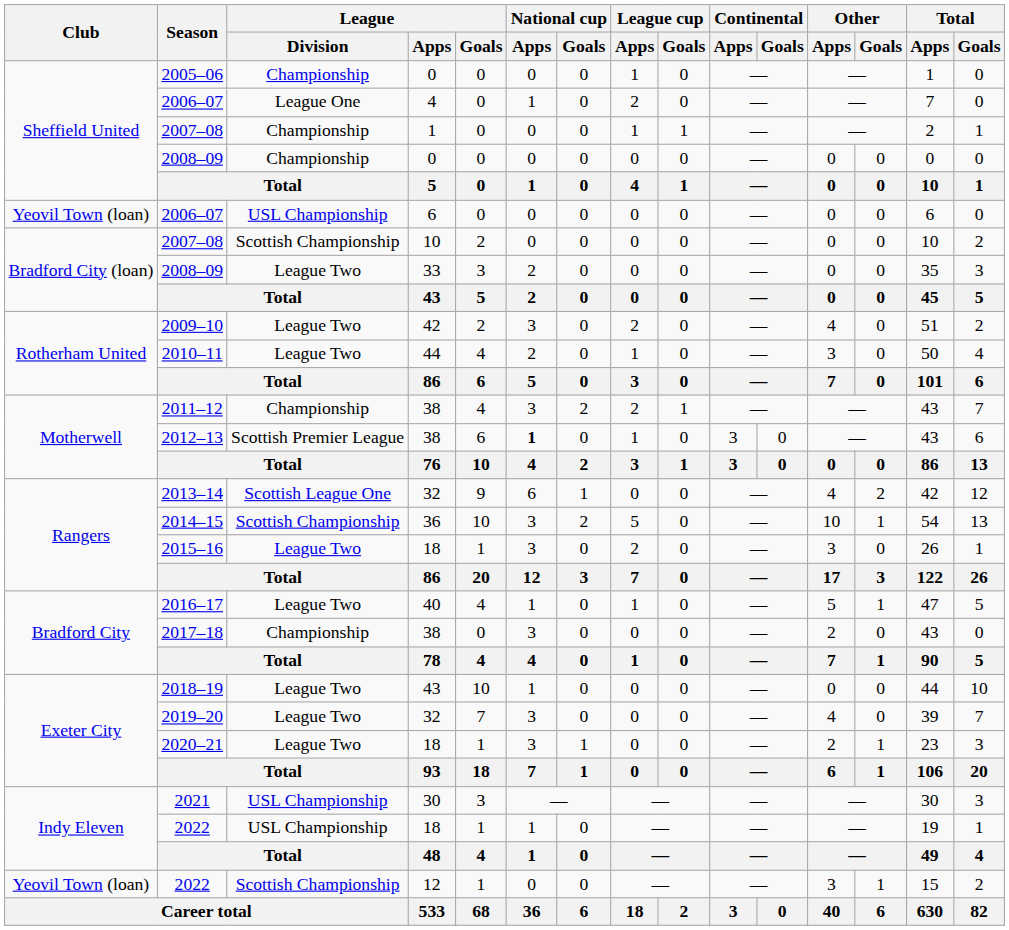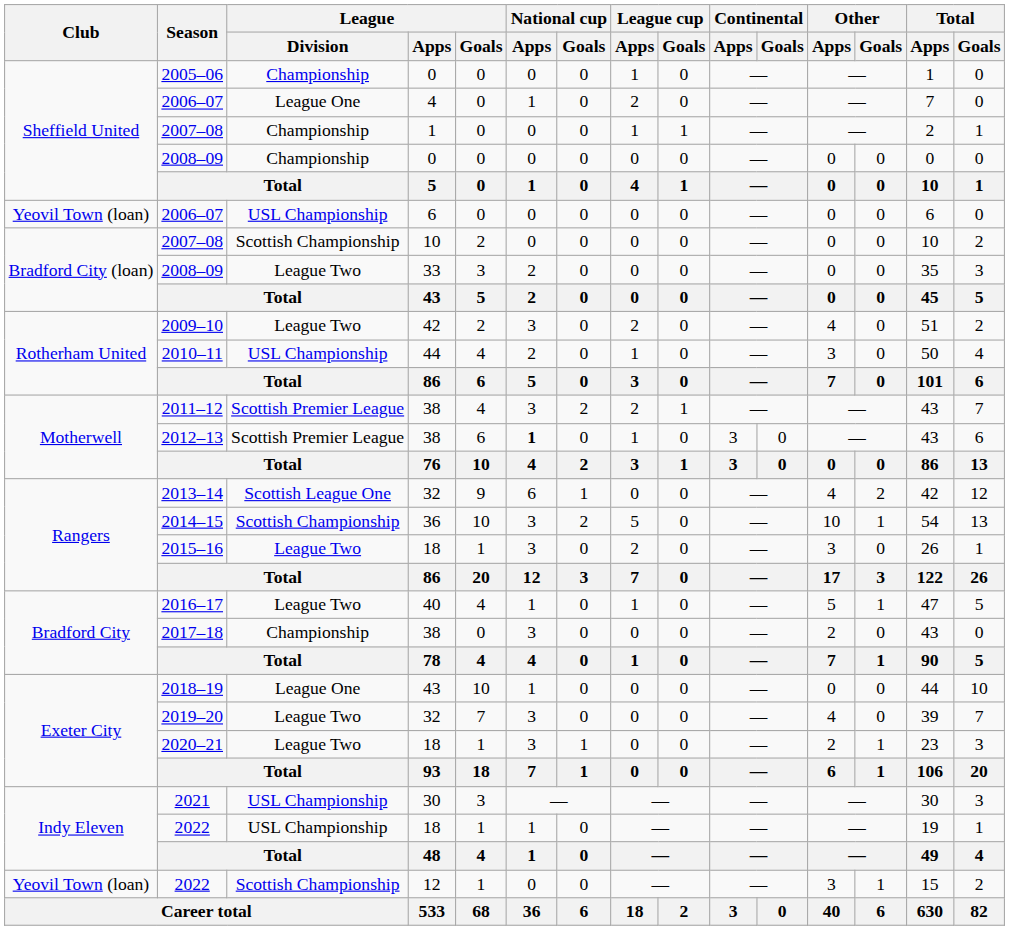(318, 353) League Two -> (318, 353) USL Championship
(318, 409) Championship -> (318, 409) Scottish Premier League
(318, 688) League Two -> (318, 688) League One
